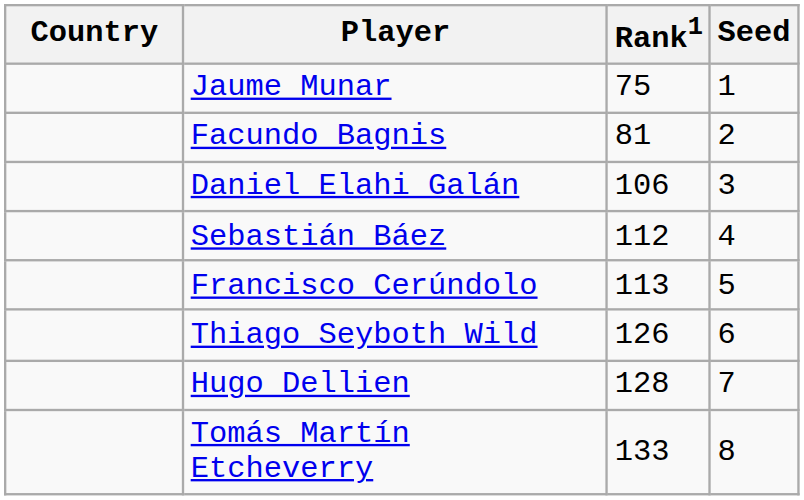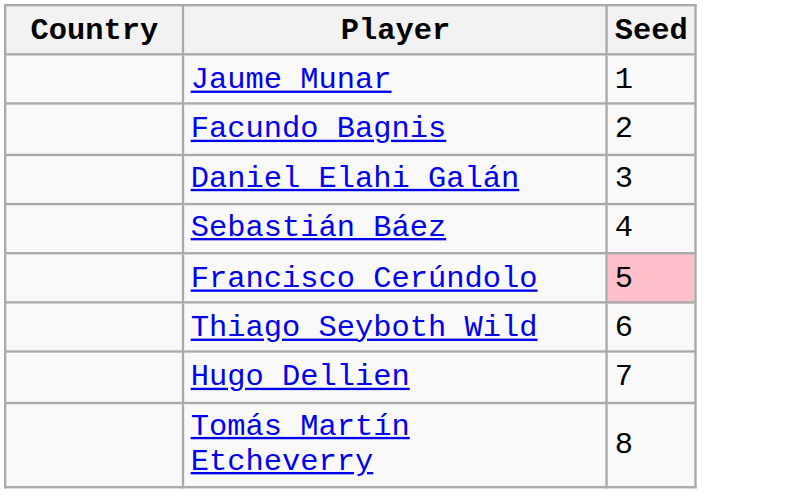- column: (659, 34)
(727, 286) no background -> (624, 278) pink background
